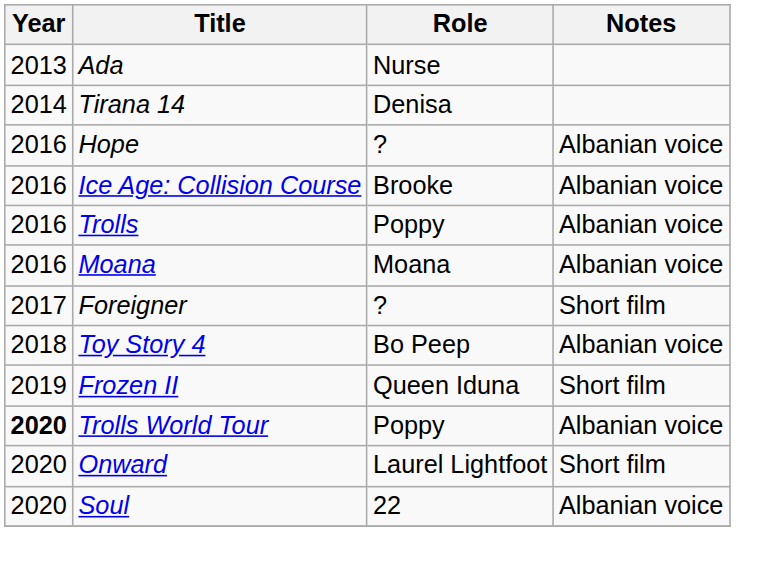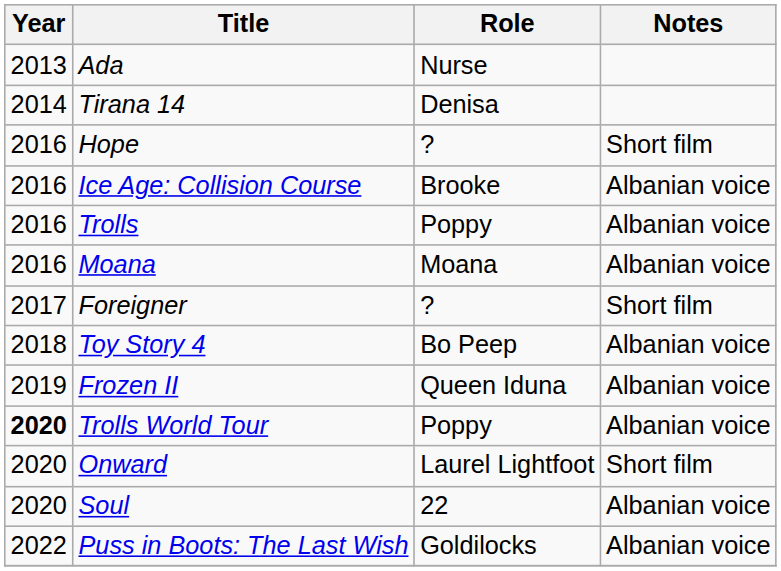(641, 144) Albanian voice -> (659, 144) Short film
(612, 385) Short film -> (688, 385) Albanian voice
+ row: (243, 545)
